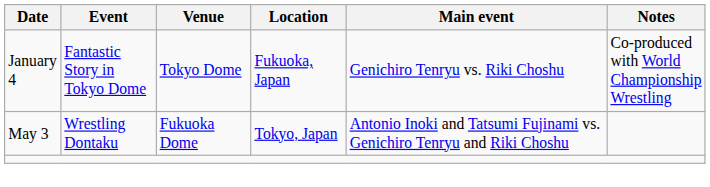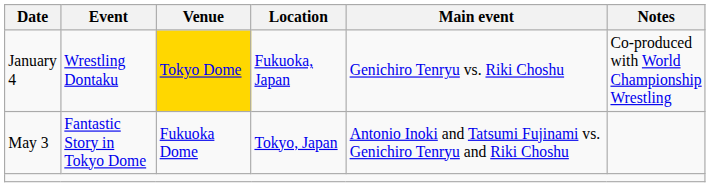(105, 70) Fantastic Story in Tokyo Dome -> (95, 70) Wrestling Dontaku
(201, 70) no background -> (201, 70) gold background
(95, 133) Wrestling Dontaku -> (105, 142) Fantastic Story in Tokyo Dome
